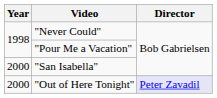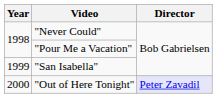(18, 66) 2000 -> (18, 66) 1999
